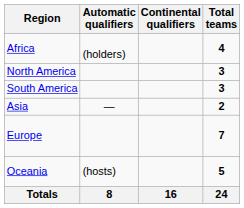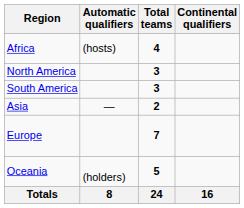columns swapped: (171, 19) <-> (221, 19)
(104, 54) (holders) -> (99, 48) (hosts)
(99, 171) (hosts) -> (104, 177) (holders)
